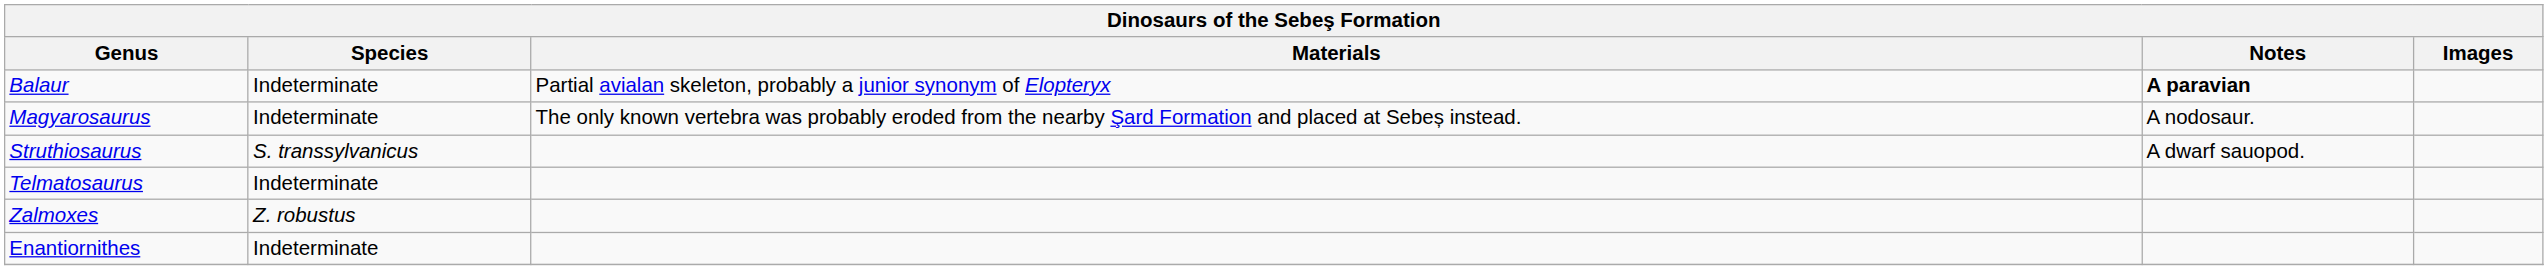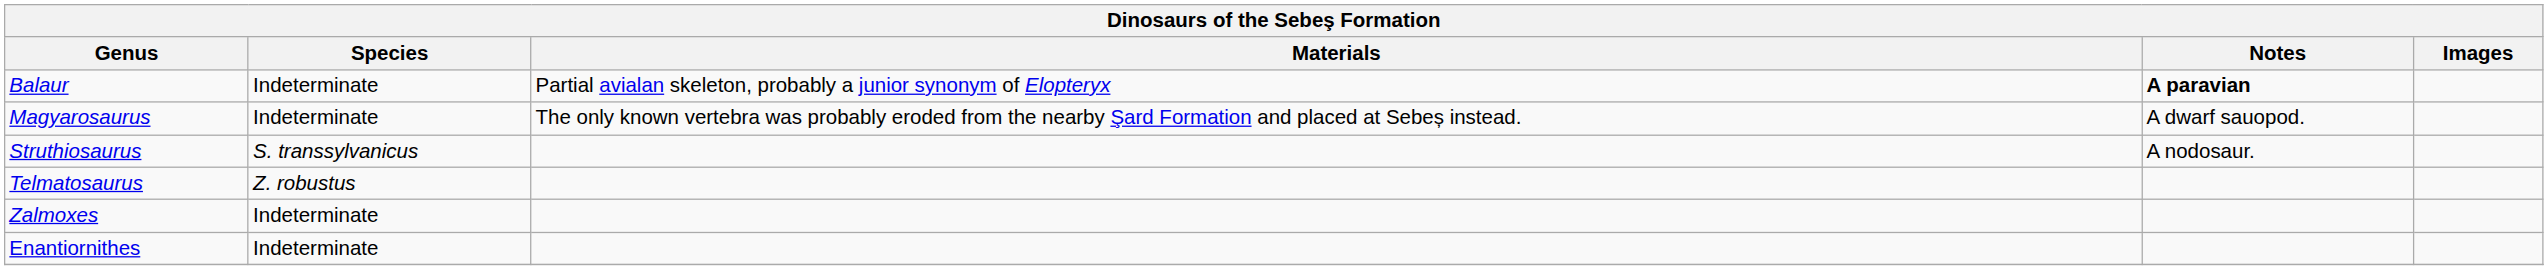(2201, 118) A nodosaur. -> (2226, 118) A dwarf sauopod.
(2226, 150) A dwarf sauopod. -> (2201, 150) A nodosaur.
(316, 183) Indeterminate -> (304, 183) Z. robustus
(304, 215) Z. robustus -> (316, 215) Indeterminate
